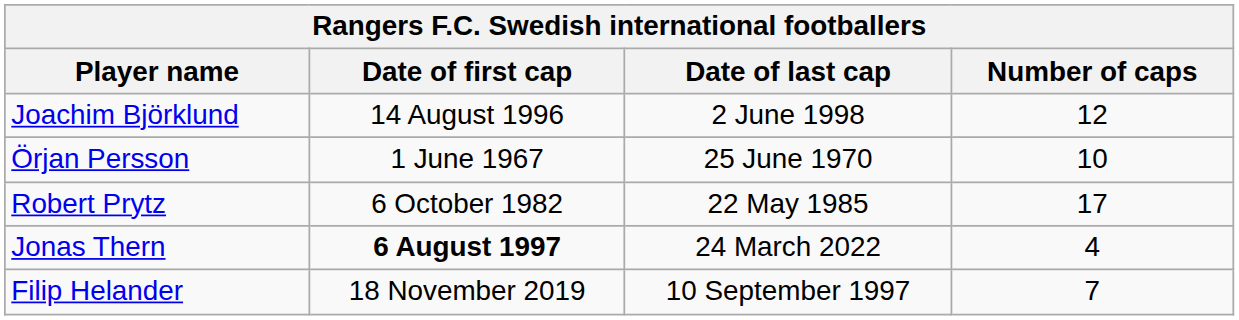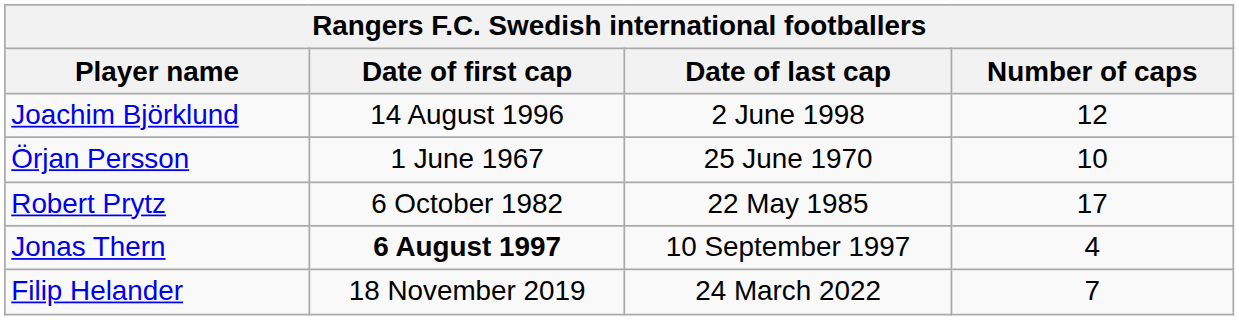(788, 247) 24 March 2022 -> (788, 247) 10 September 1997
(788, 291) 10 September 1997 -> (788, 291) 24 March 2022
